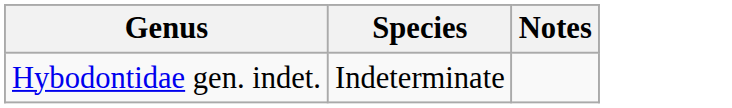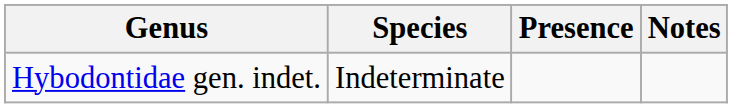+ column: (576, 28)
